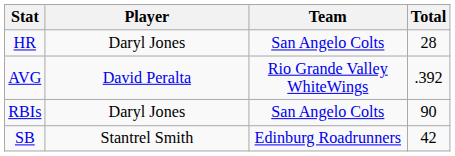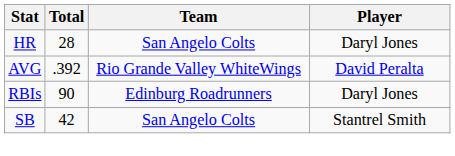columns swapped: (147, 17) <-> (429, 17)
(328, 112) San Angelo Colts -> (199, 94) Edinburg Roadrunners
(328, 138) Edinburg Roadrunners -> (199, 119) San Angelo Colts
